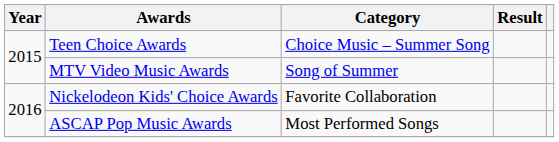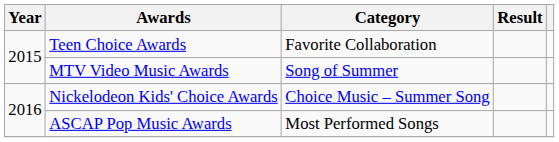(387, 44) Choice Music – Summer Song -> (361, 44) Favorite Collaboration
(361, 96) Favorite Collaboration -> (387, 96) Choice Music – Summer Song
